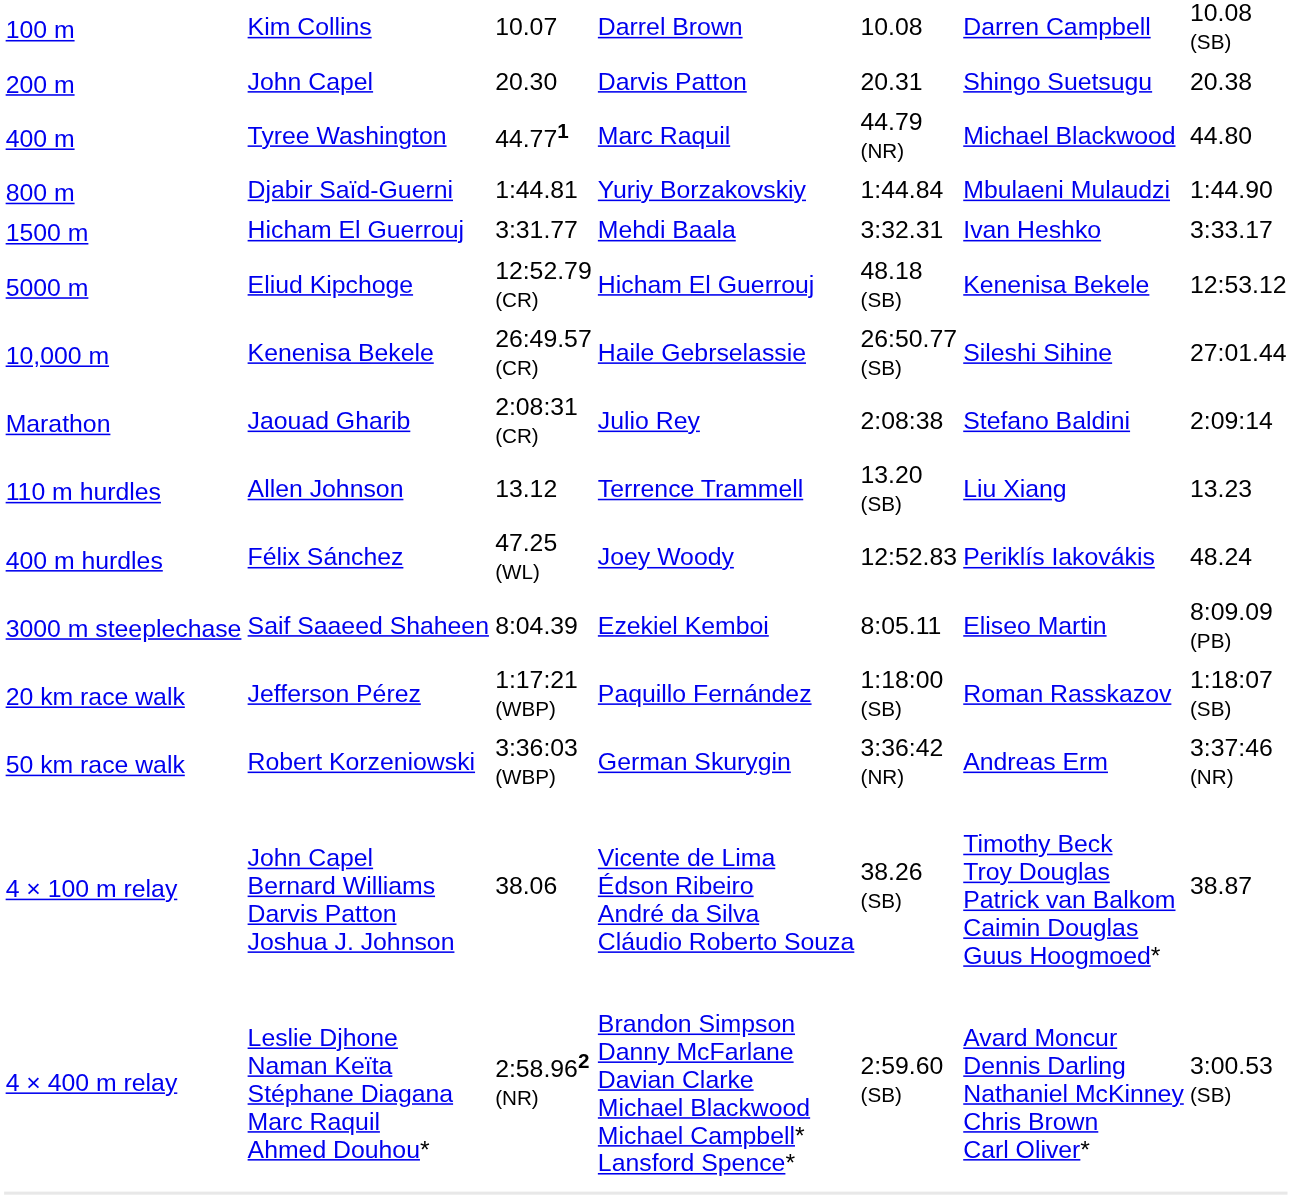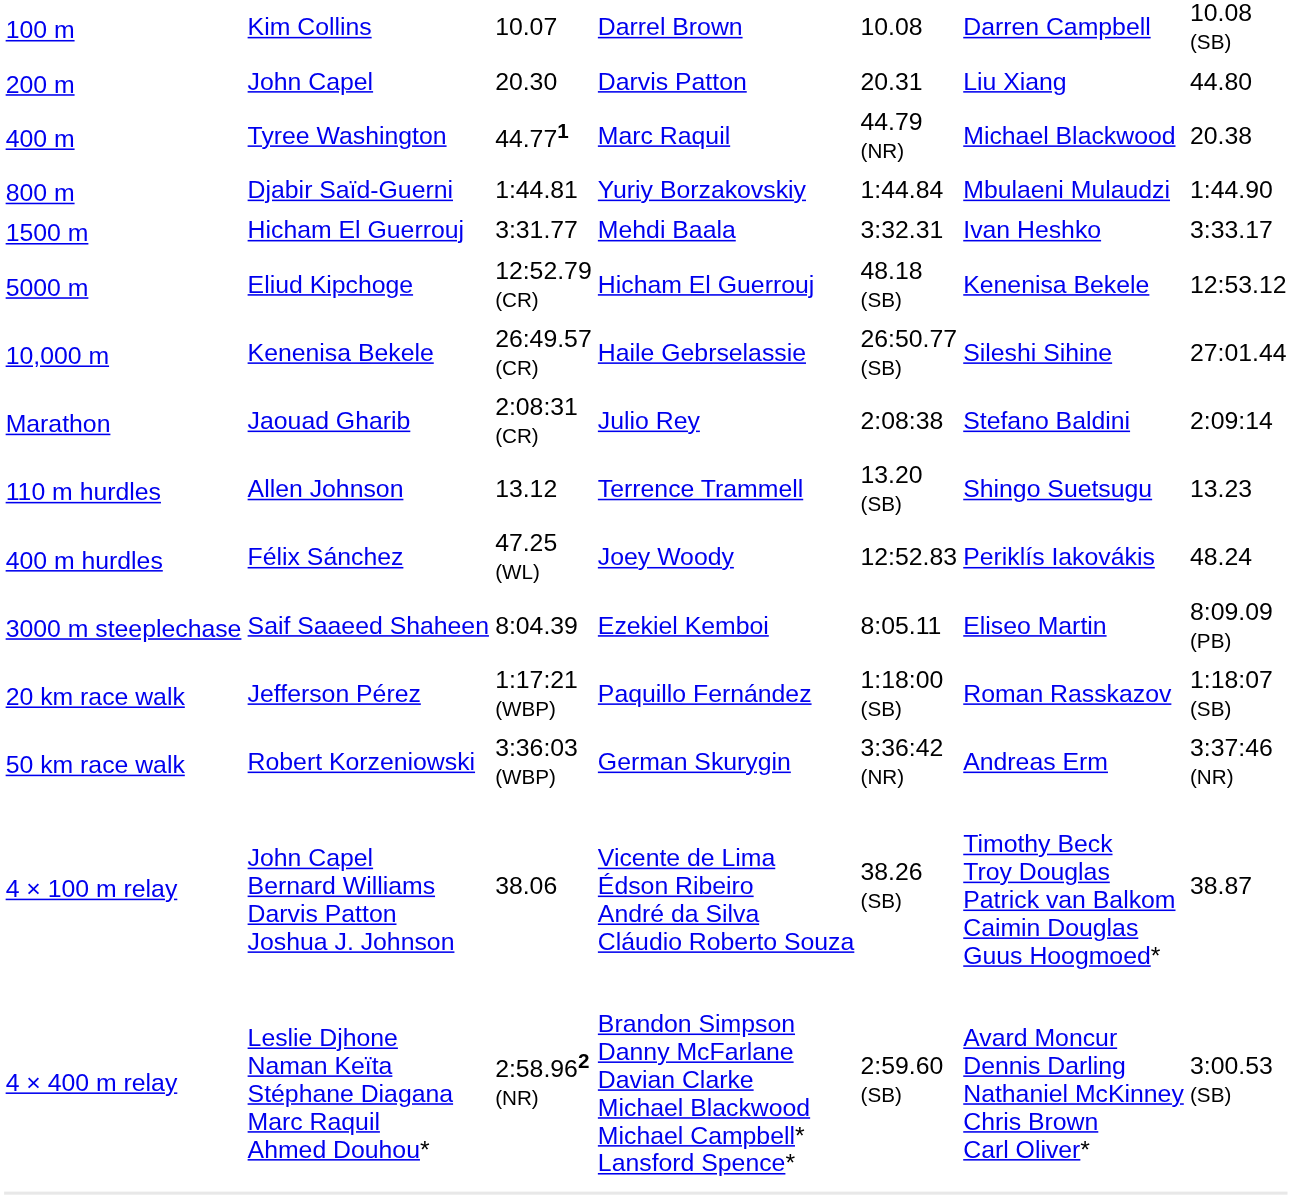(1058, 81) Shingo Suetsugu -> (1015, 81) Liu Xiang
(1221, 81) 20.38 -> (1221, 81) 44.80
(1221, 135) 44.80 -> (1221, 135) 20.38
(1015, 489) Liu Xiang -> (1058, 489) Shingo Suetsugu
